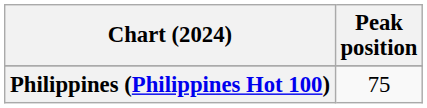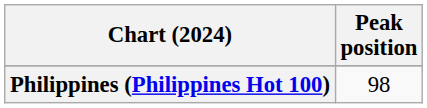(379, 84) 75 -> (379, 84) 98
